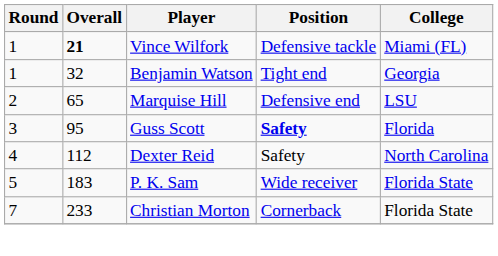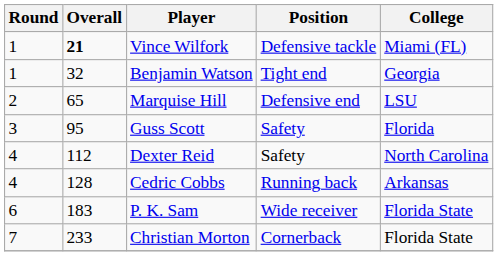(284, 127) bold -> (283, 127) normal
+ row: (177, 182)
(13, 182) 5 -> (13, 210) 6
